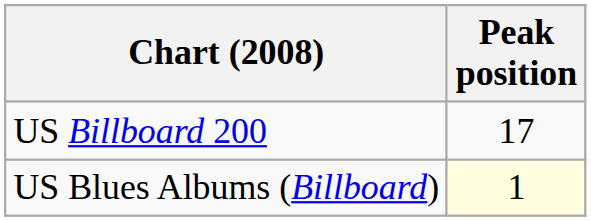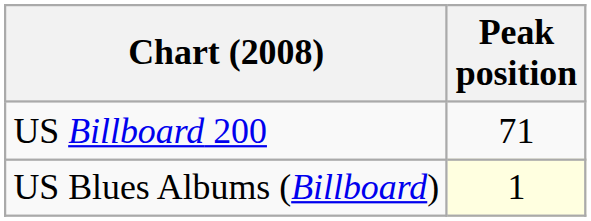(516, 130) 17 -> (516, 130) 71
